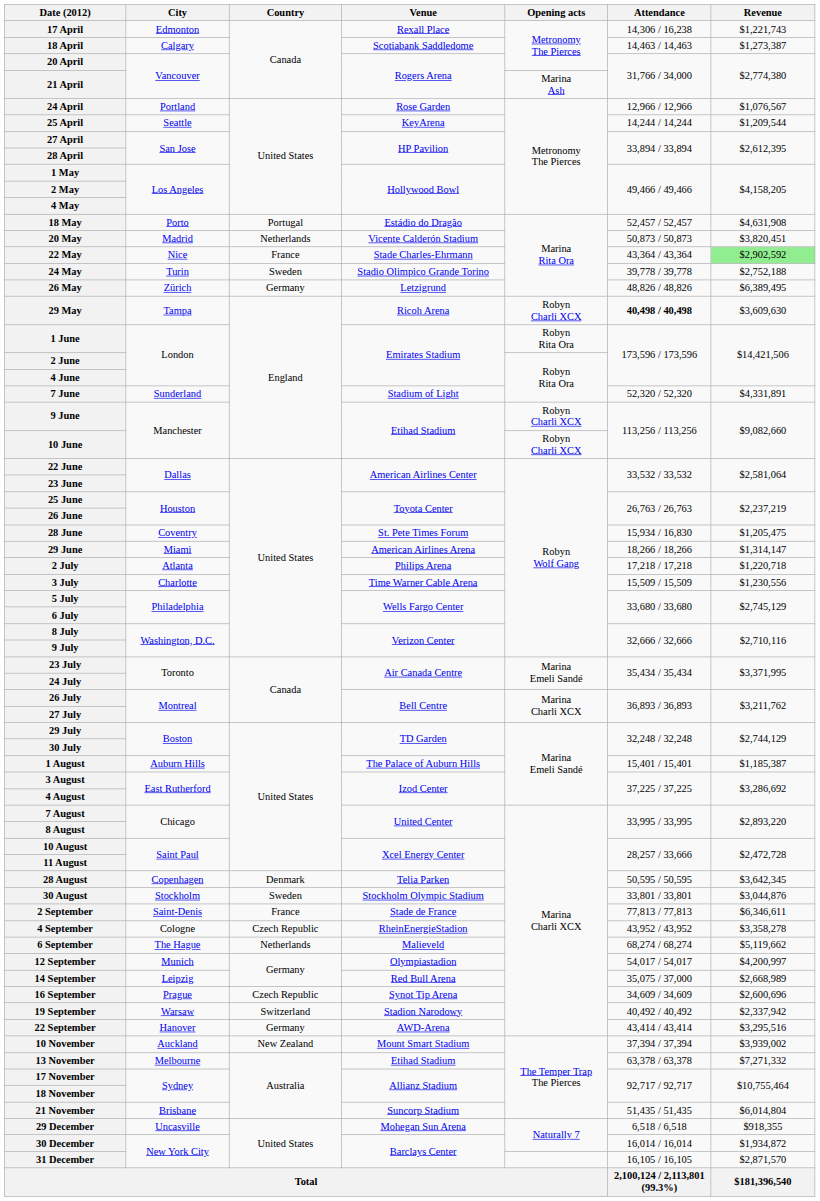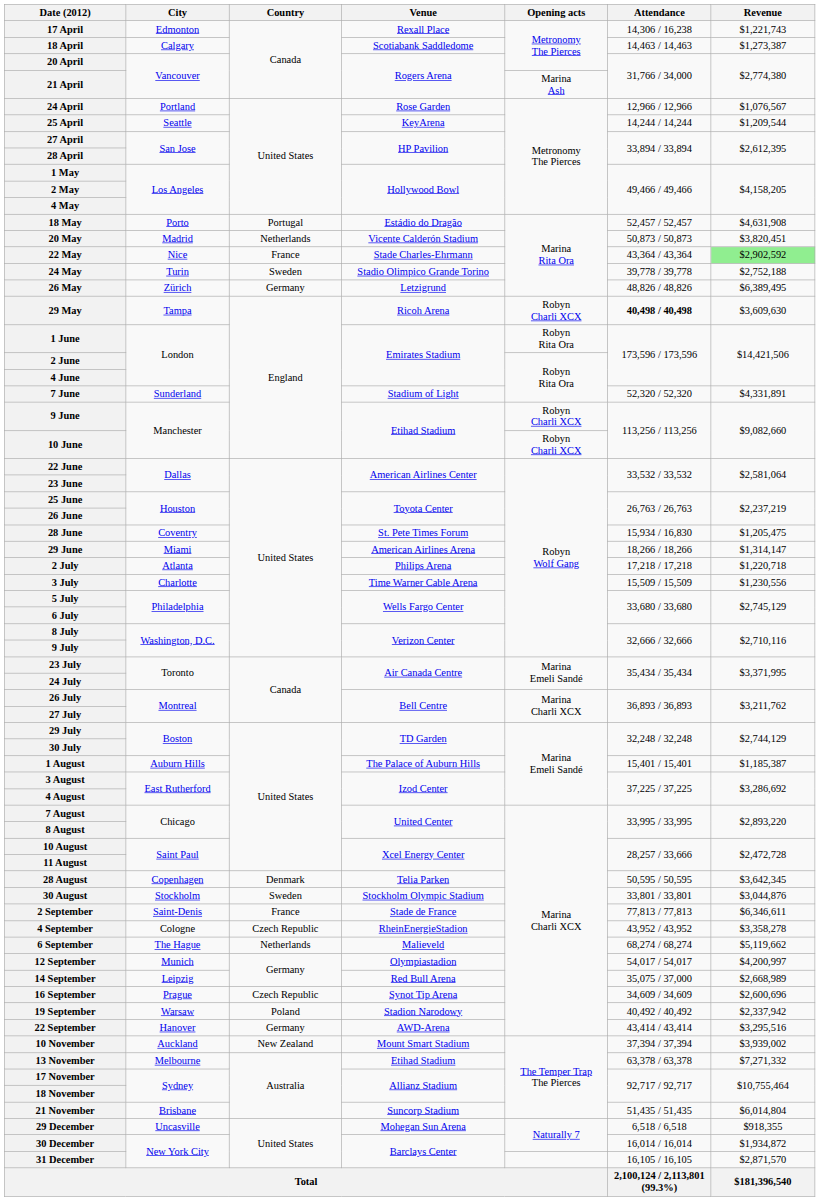(285, 1011) Switzerland -> (285, 1011) Poland
